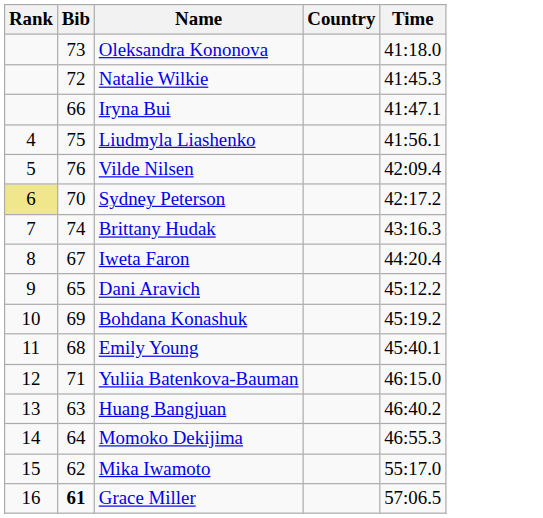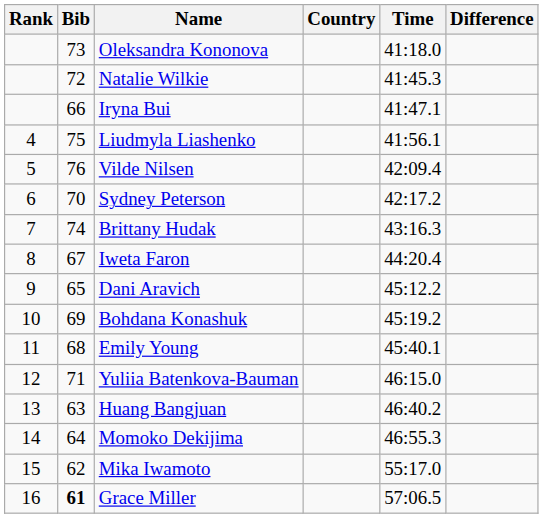+ column: (492, 19)
(31, 199) khaki background -> (31, 199) no background
